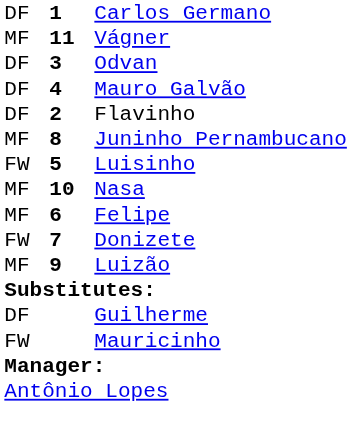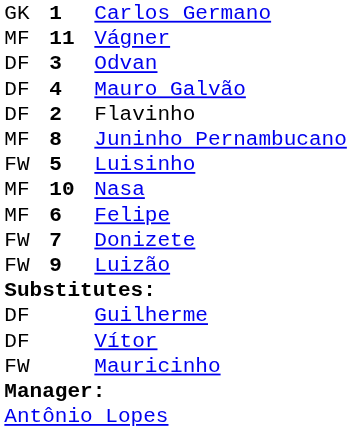(17, 14) DF -> (17, 14) GK
(17, 266) MF -> (17, 266) FW
+ row: (126, 341)
